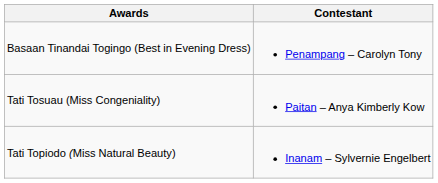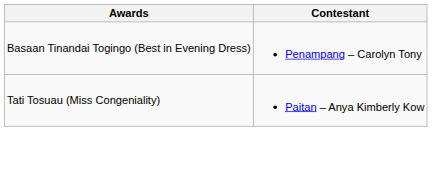- row: (91, 152)
